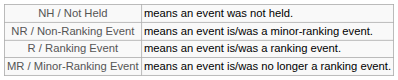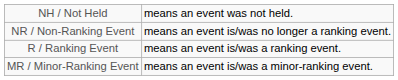(258, 31) means an event is/was a minor-ranking event. -> (267, 31) means an event is/was no longer a ranking event.
(267, 67) means an event is/was no longer a ranking event. -> (258, 67) means an event is/was a minor-ranking event.
